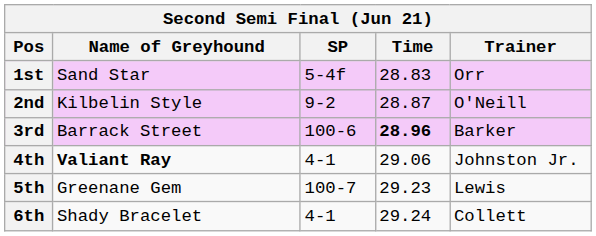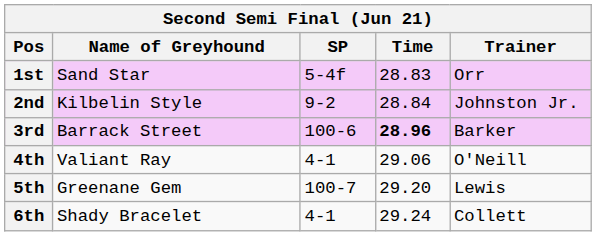(405, 103) 28.87 -> (405, 103) 28.84
(490, 103) O'Neill -> (516, 103) Johnston Jr.
(114, 160) bold -> (114, 160) normal
(516, 160) Johnston Jr. -> (490, 160) O'Neill
(405, 188) 29.23 -> (405, 188) 29.20
